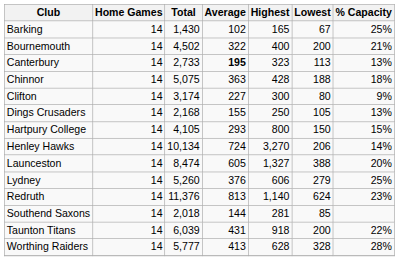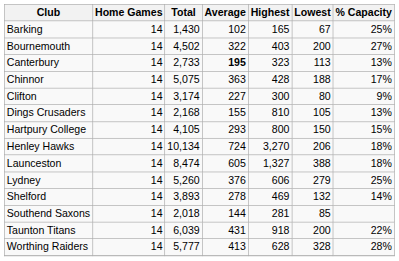(281, 46) 400 -> (281, 46) 403
(381, 46) 21% -> (381, 46) 27%
(381, 79) 18% -> (381, 79) 17%
(281, 113) 250 -> (281, 113) 810
(381, 146) 14% -> (381, 146) 18%
(381, 163) 20% -> (381, 163) 18%
- row: (26, 197)
+ row: (26, 197)
